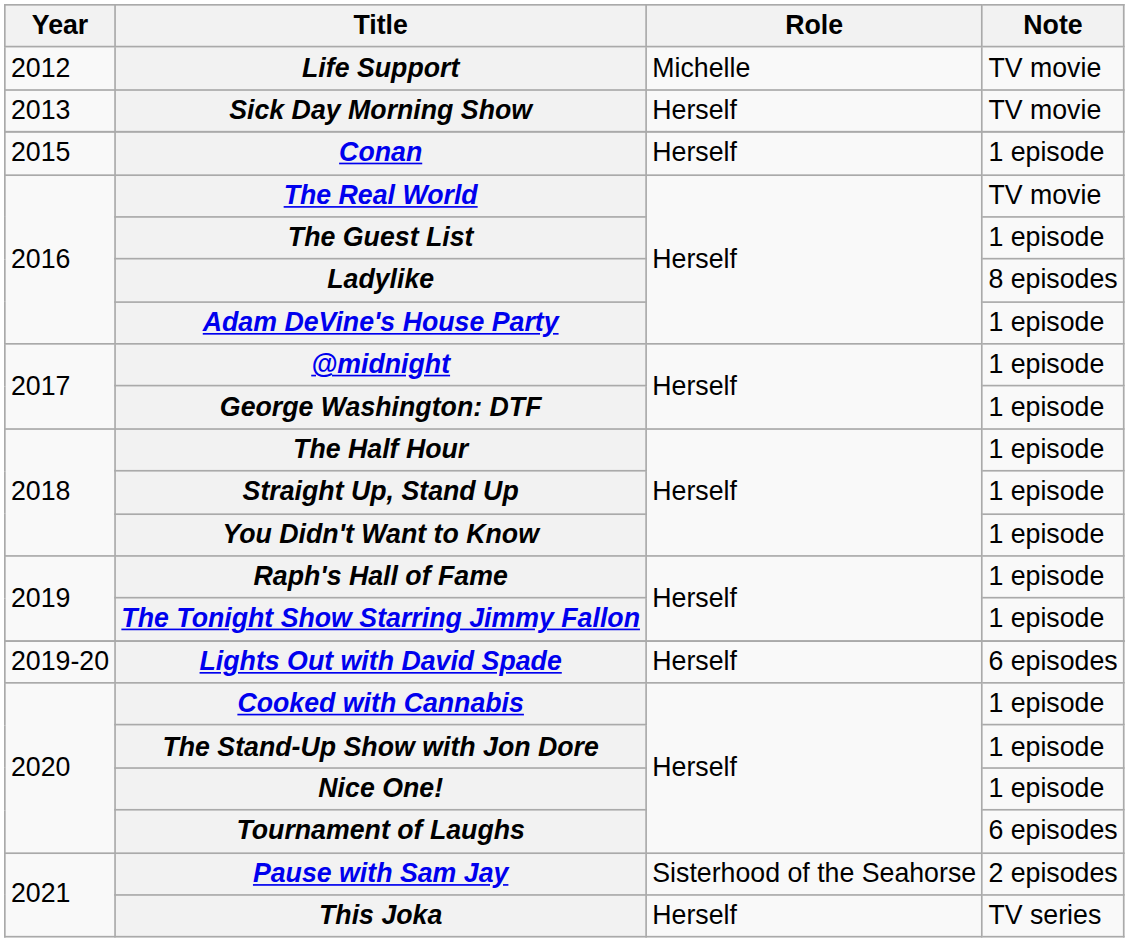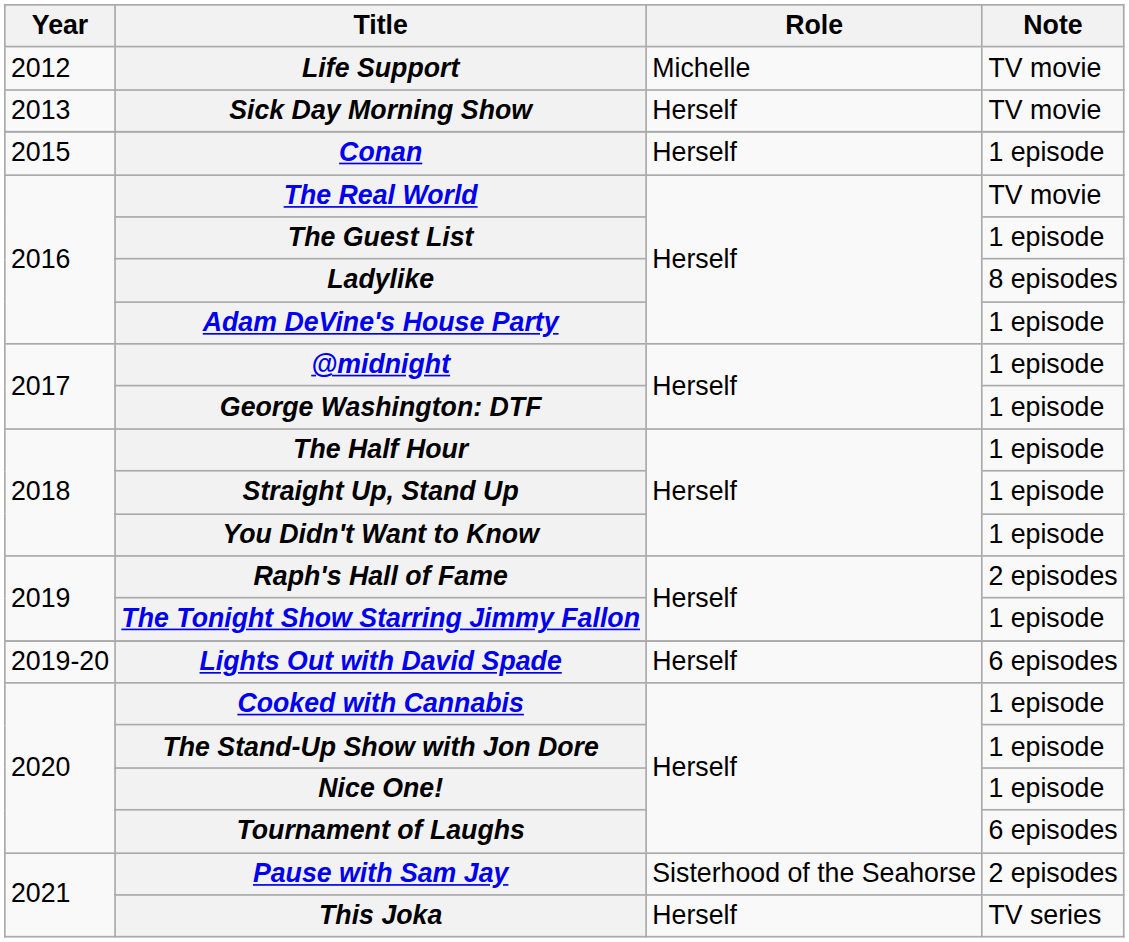(1046, 576) 1 episode -> (1053, 576) 2 episodes
